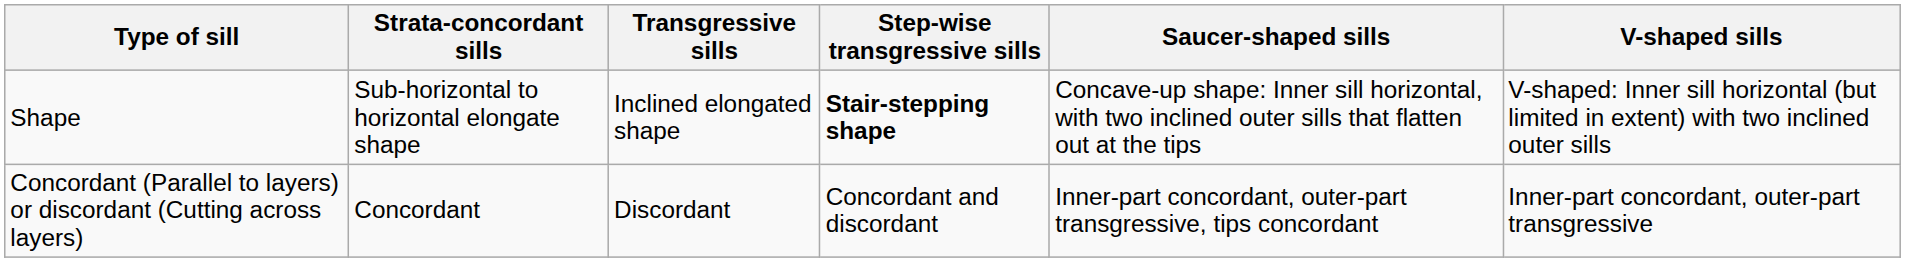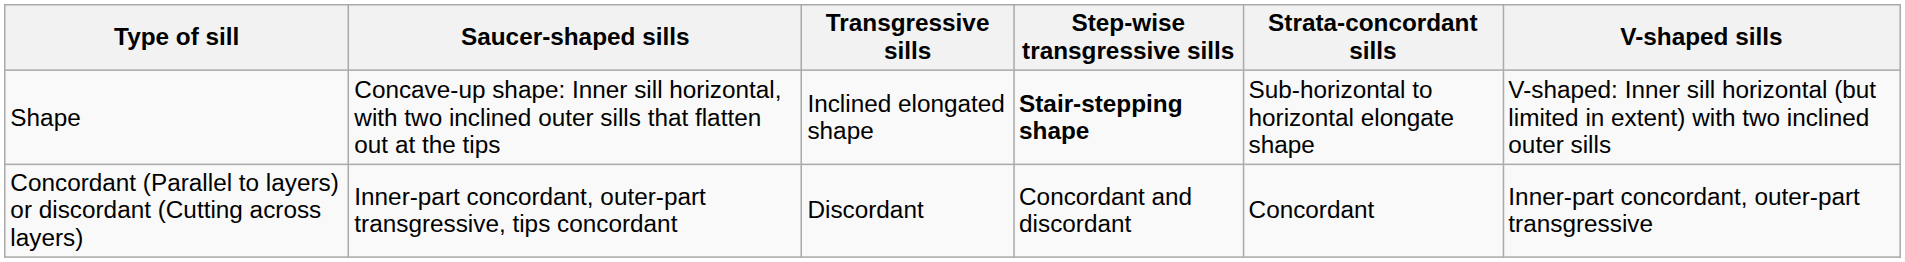columns swapped: (479, 37) <-> (1276, 37)
